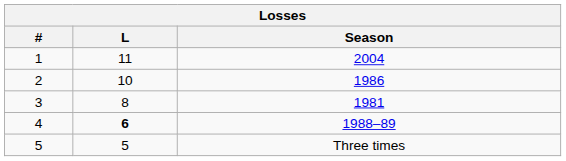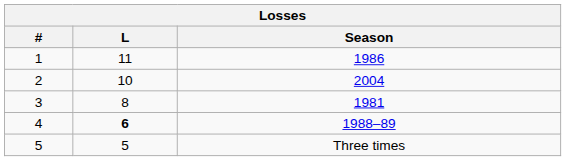(369, 59) 2004 -> (369, 59) 1986
(369, 80) 1986 -> (369, 80) 2004
